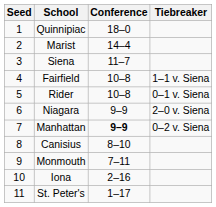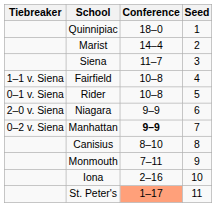columns swapped: (19, 12) <-> (181, 12)
(119, 194) no background -> (151, 194) lightsalmon background
